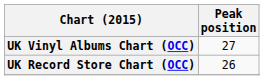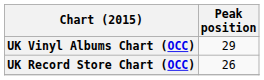(229, 46) 27 -> (229, 46) 29
